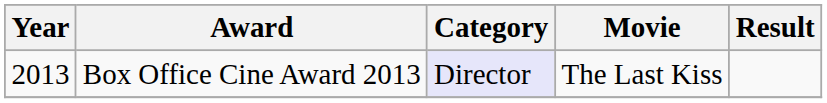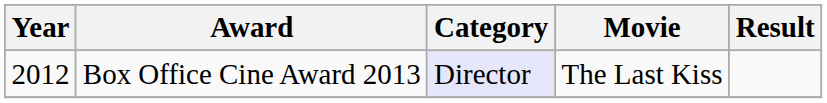(41, 73) 2013 -> (41, 73) 2012
